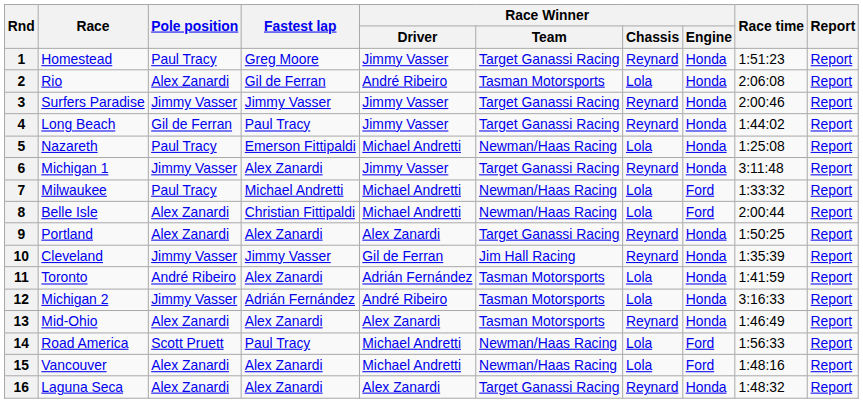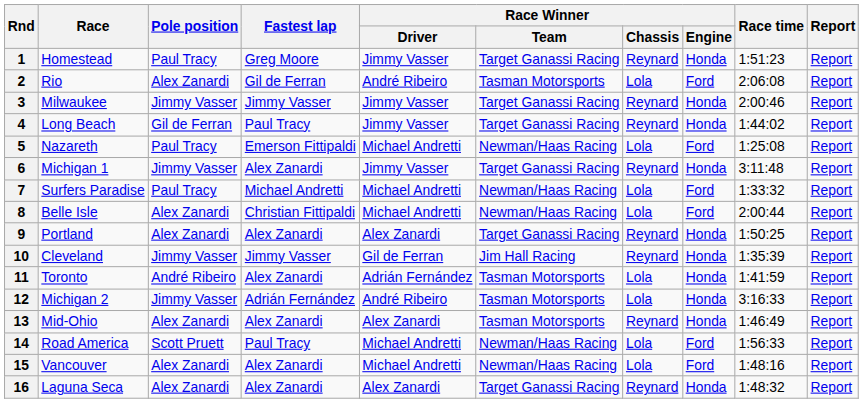(706, 81) Honda -> (700, 81) Ford
(93, 103) Surfers Paradise -> (74, 103) Milwaukee
(706, 146) Honda -> (700, 146) Ford
(74, 190) Milwaukee -> (93, 190) Surfers Paradise
